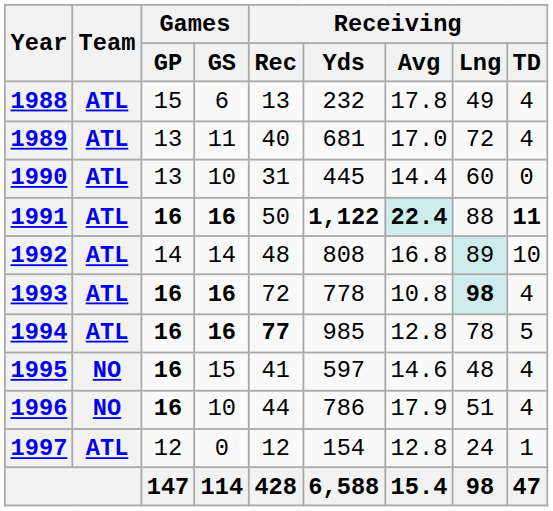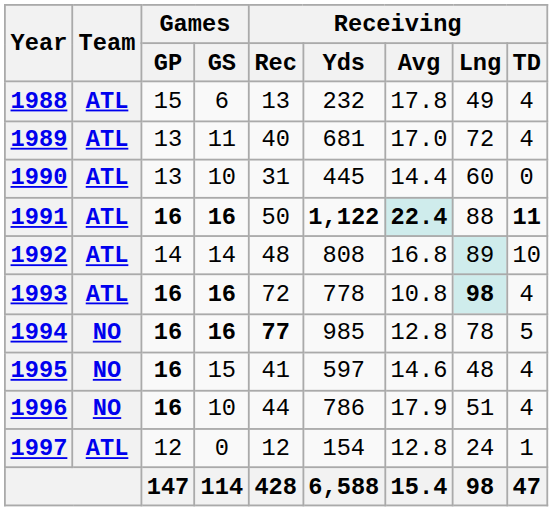(107, 333) ATL -> (107, 333) NO
